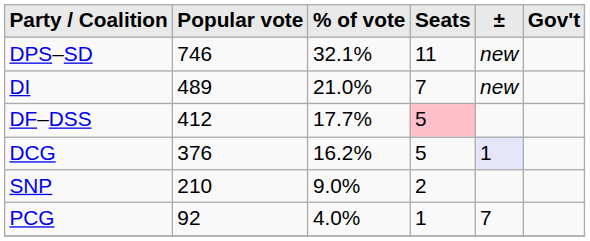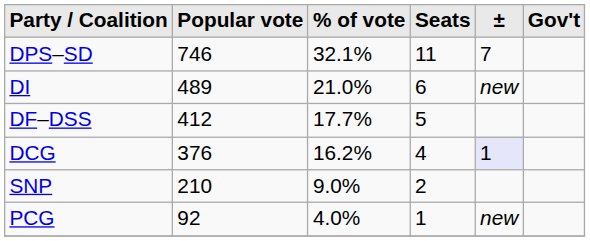(499, 53) new -> (486, 53) 7
(421, 86) 7 -> (421, 86) 6
(421, 119) pink background -> (421, 119) no background
(421, 152) 5 -> (421, 152) 4
(486, 218) 7 -> (499, 218) new
